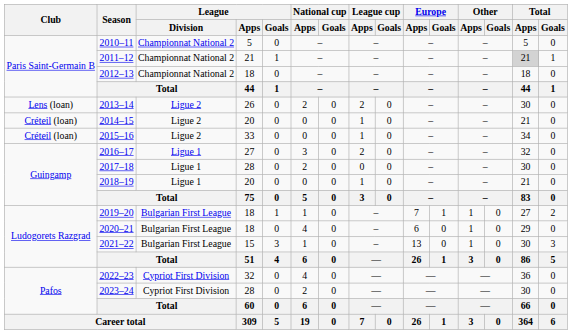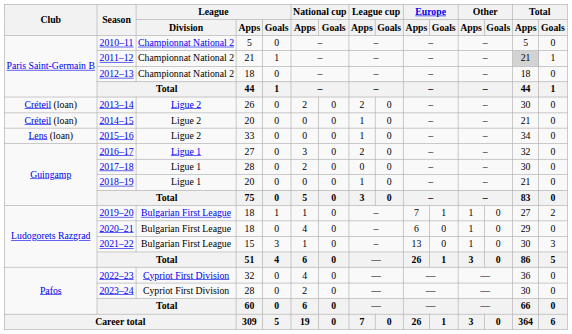(51, 105) Lens (loan) -> (51, 105) Créteil (loan)
(51, 136) Créteil (loan) -> (51, 136) Lens (loan)
